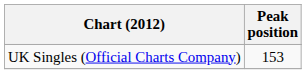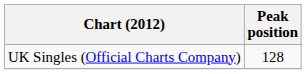(273, 56) 153 -> (273, 56) 128
